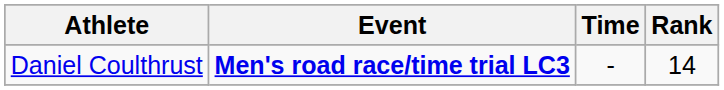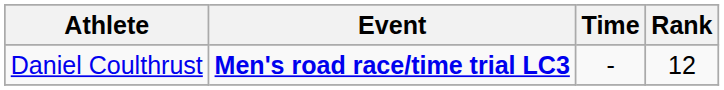(682, 65) 14 -> (682, 65) 12
